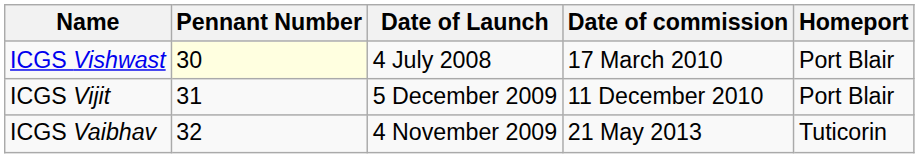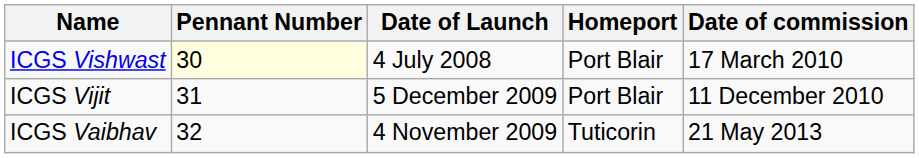columns swapped: (678, 22) <-> (854, 22)
